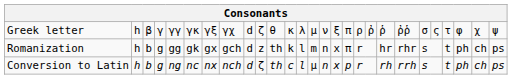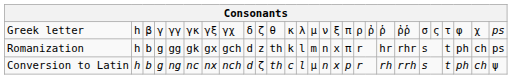(250, 30) d -> (250, 30) δ
(495, 30) ψ -> (498, 30) ps
(498, 65) ps -> (495, 65) ψ
